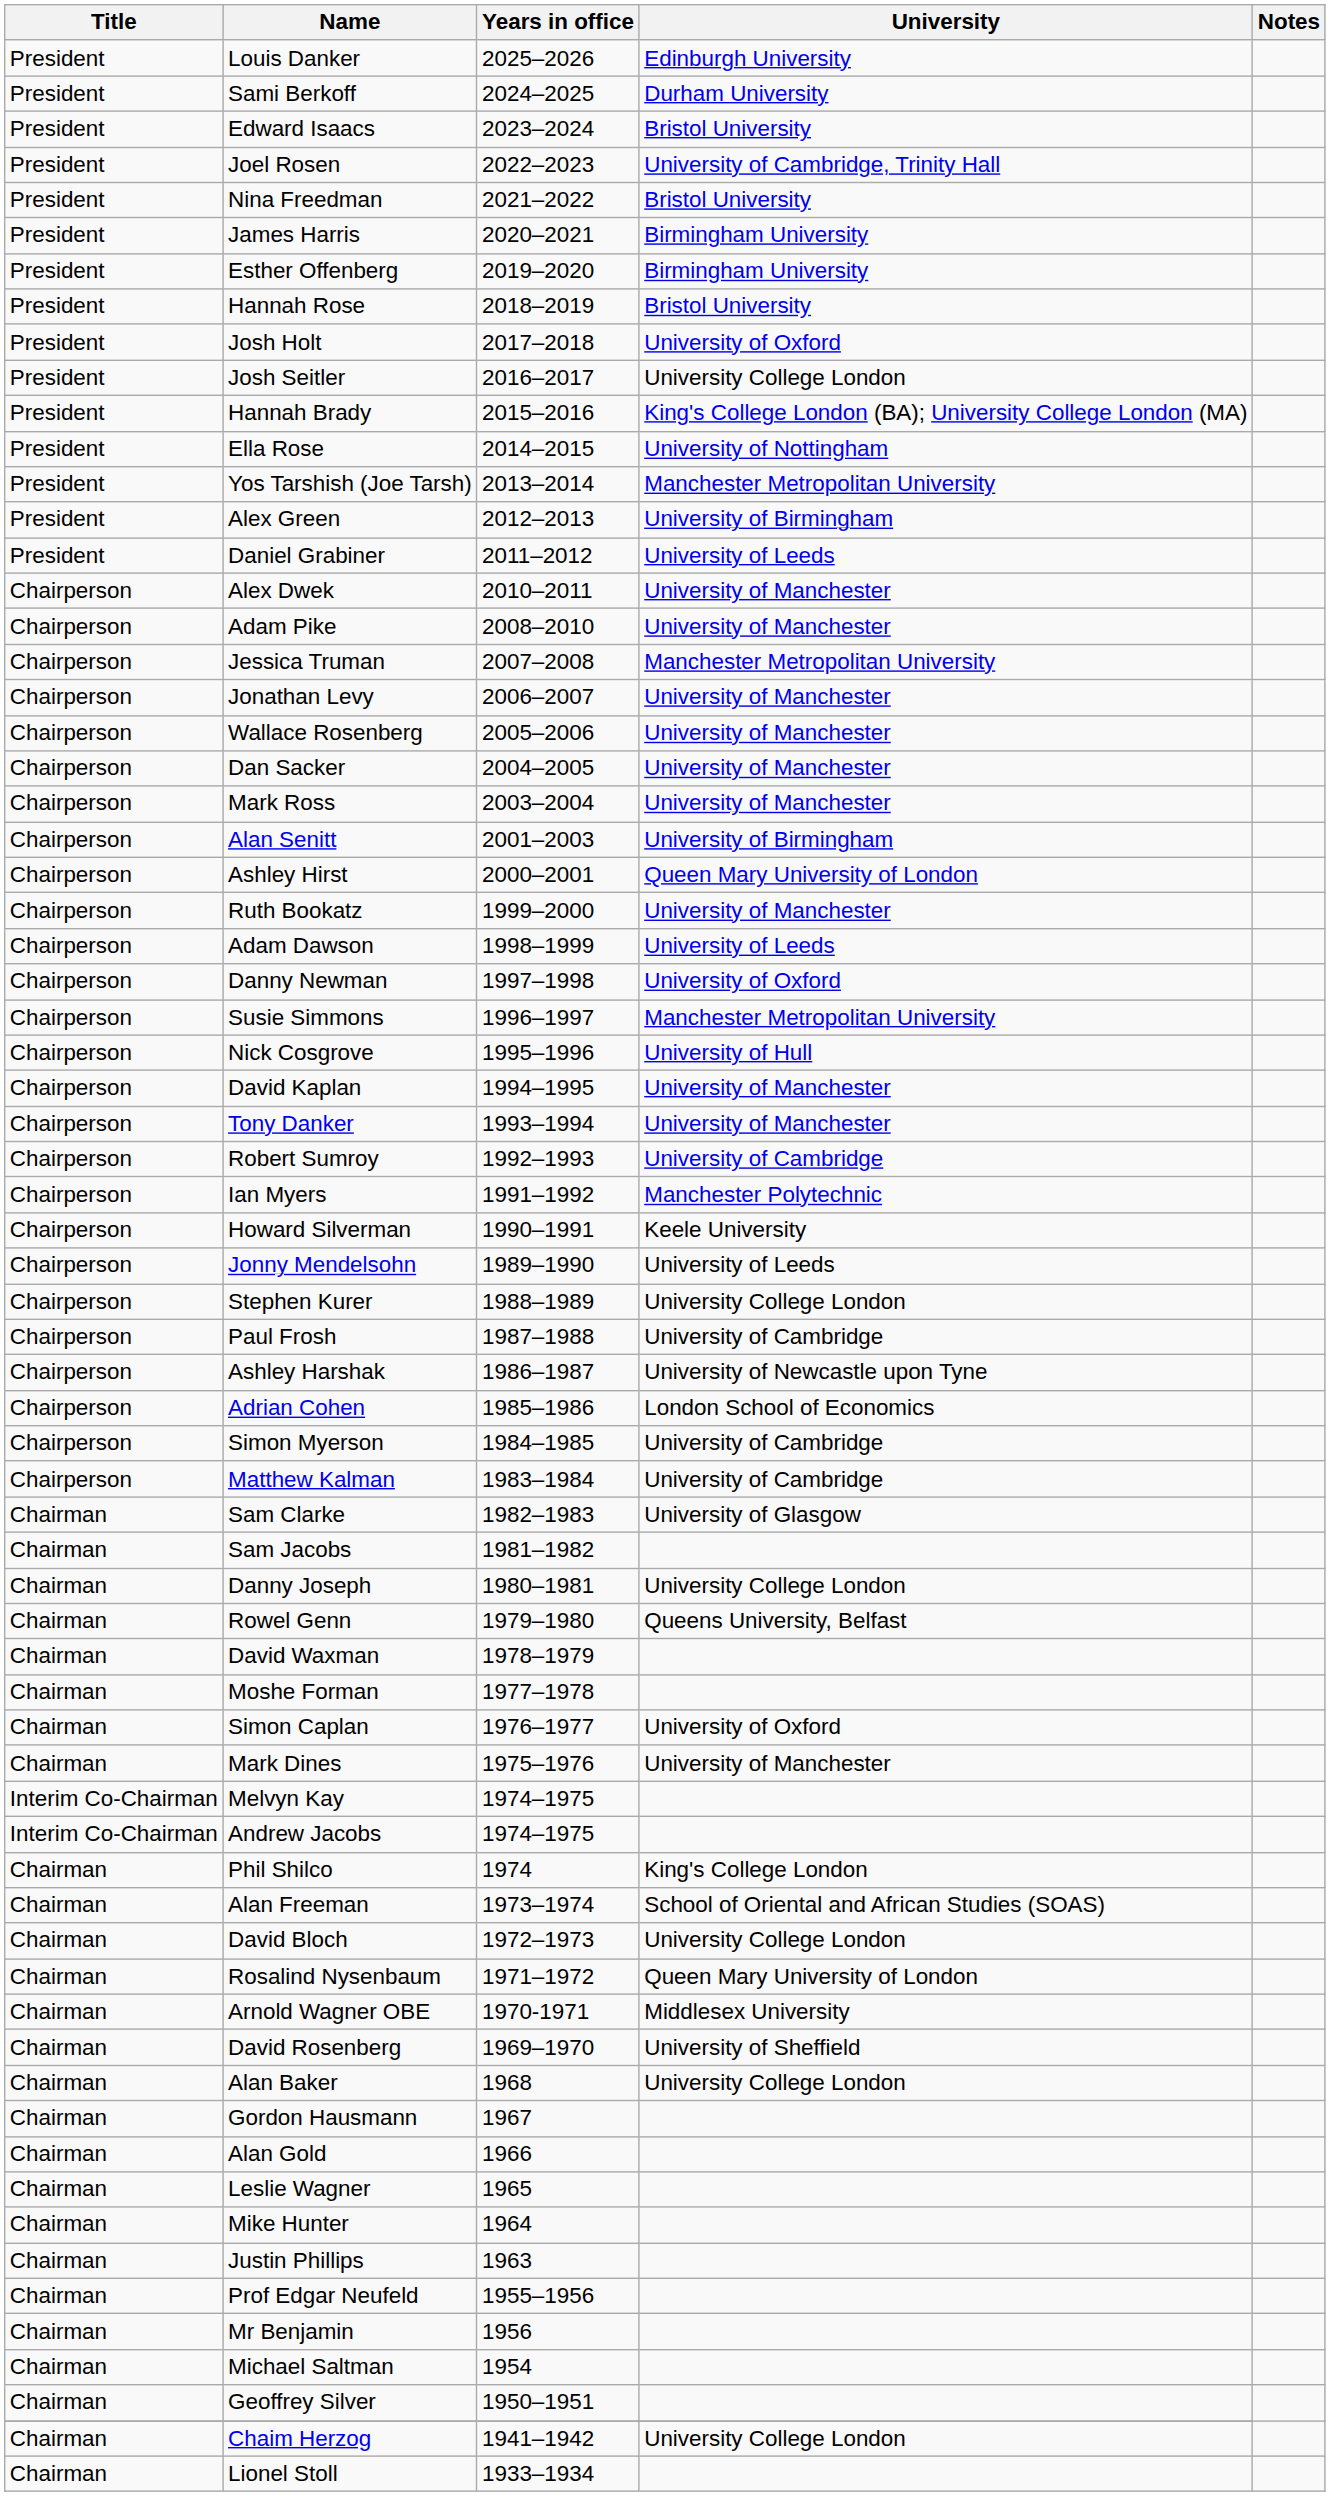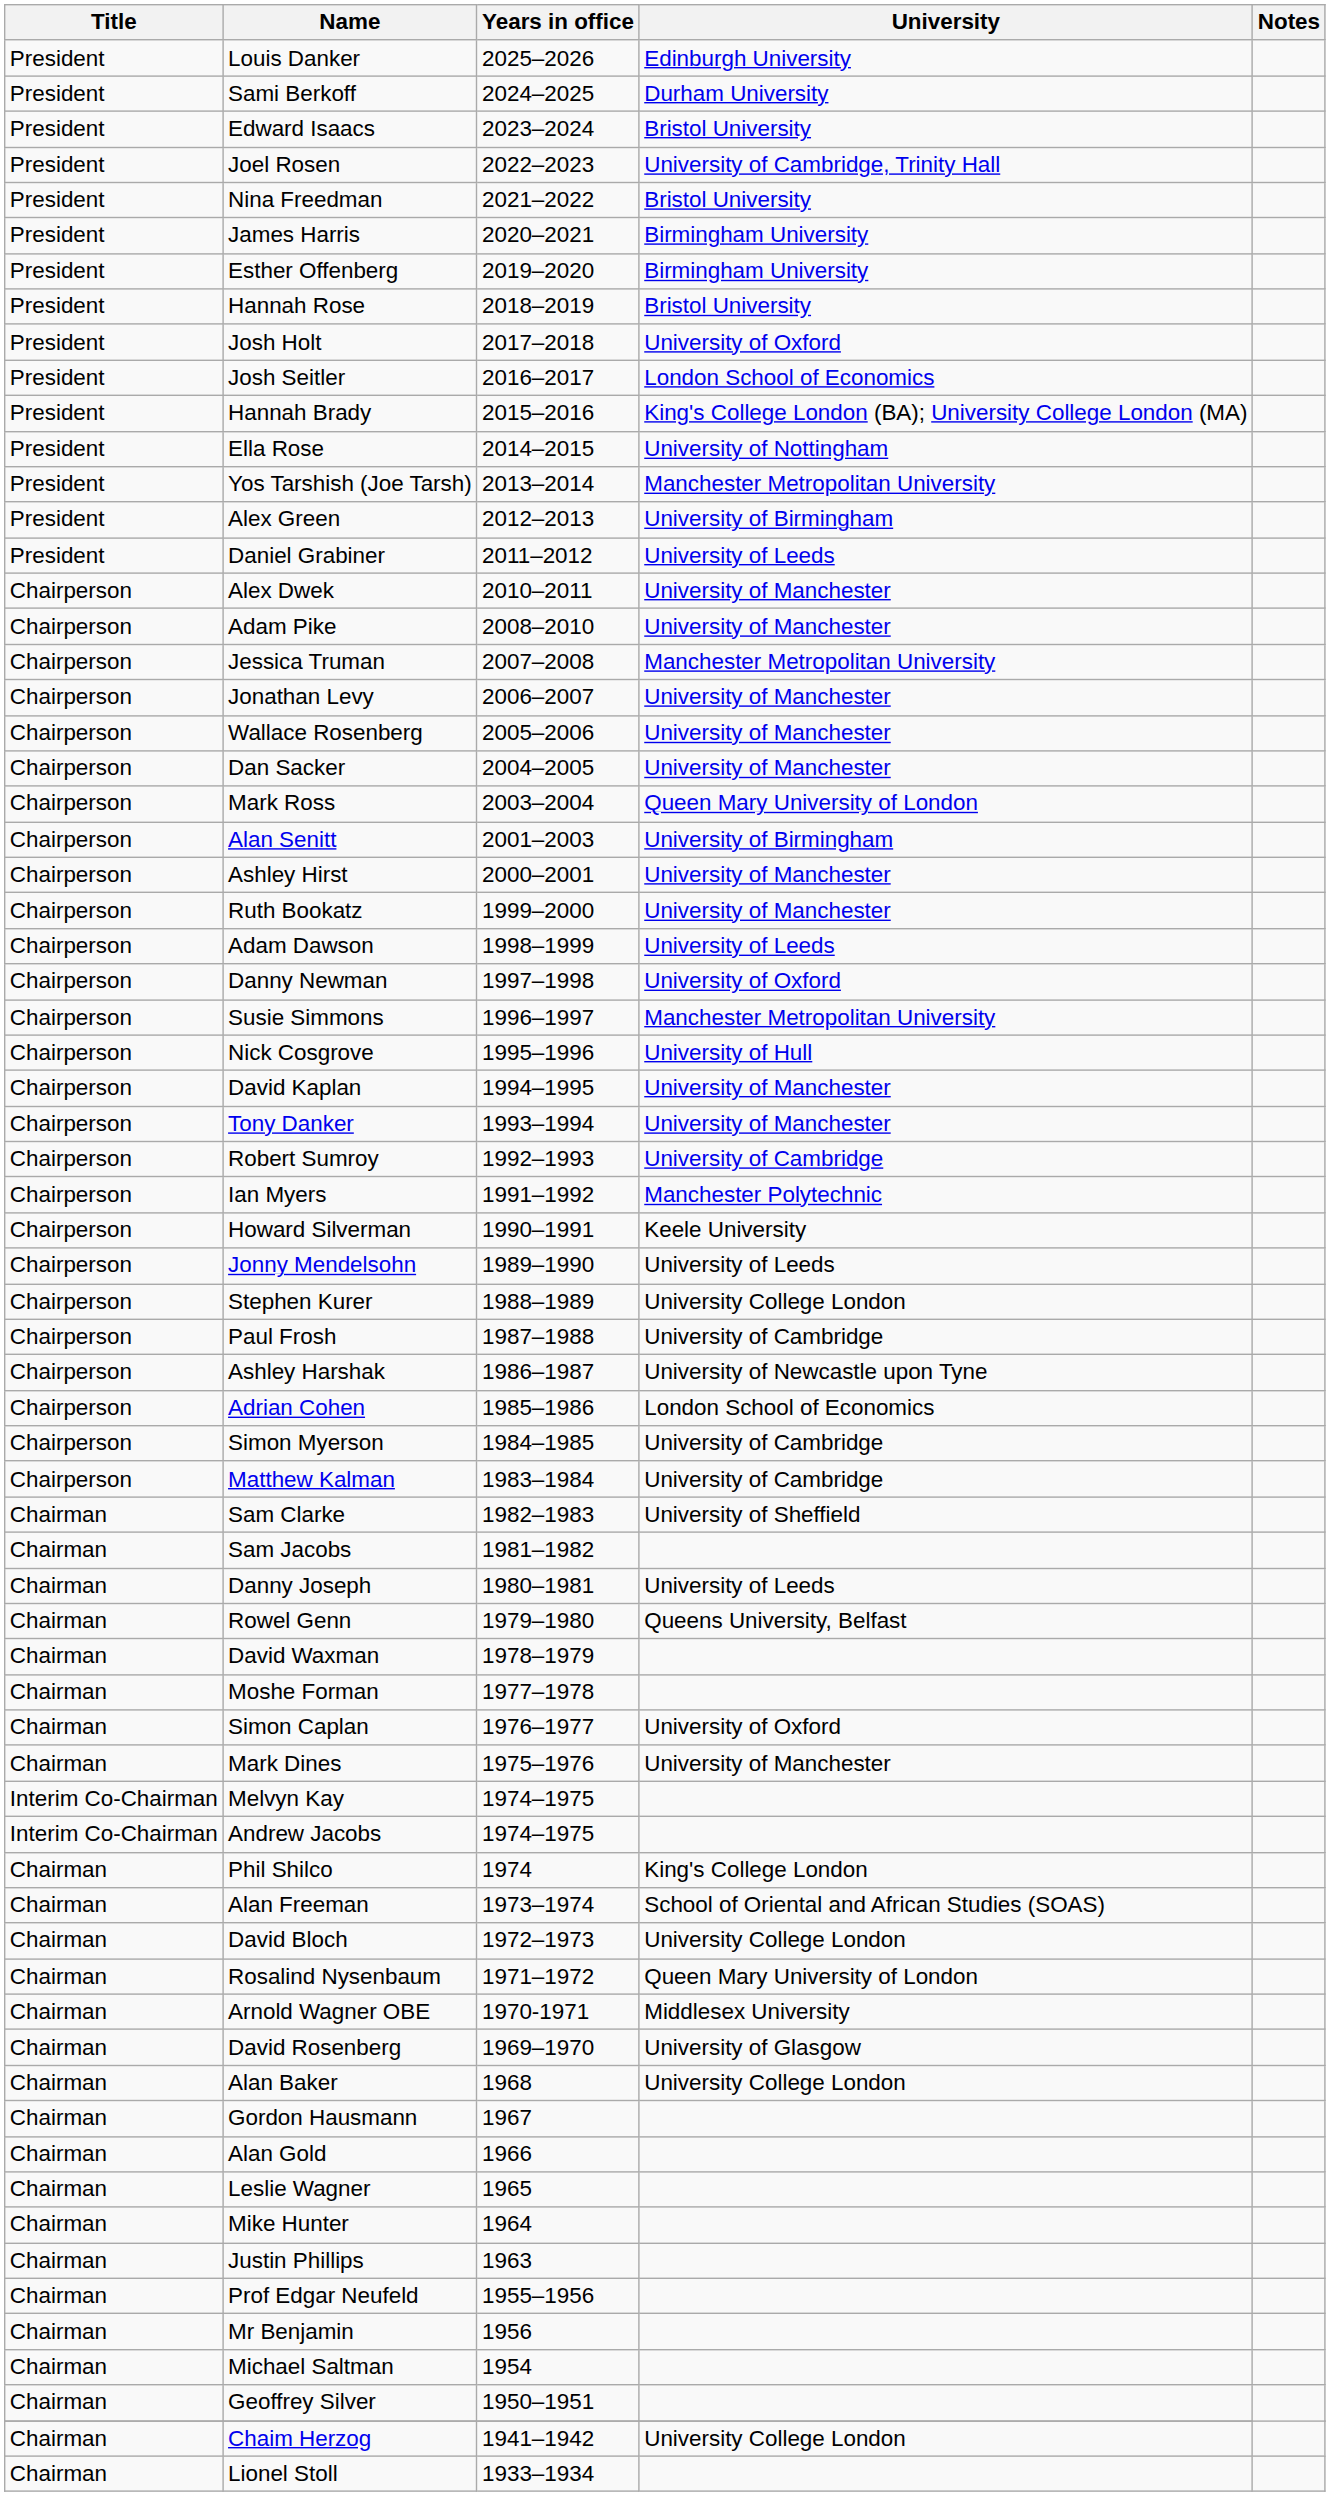(775, 377) University College London -> (789, 377) London School of Economics
(767, 803) University of Manchester -> (811, 803) Queen Mary University of London
(811, 874) Queen Mary University of London -> (767, 874) University of Manchester
(753, 1514) University of Glasgow -> (752, 1514) University of Sheffield
(775, 1585) University College London -> (739, 1585) University of Leeds
(752, 2047) University of Sheffield -> (753, 2047) University of Glasgow
